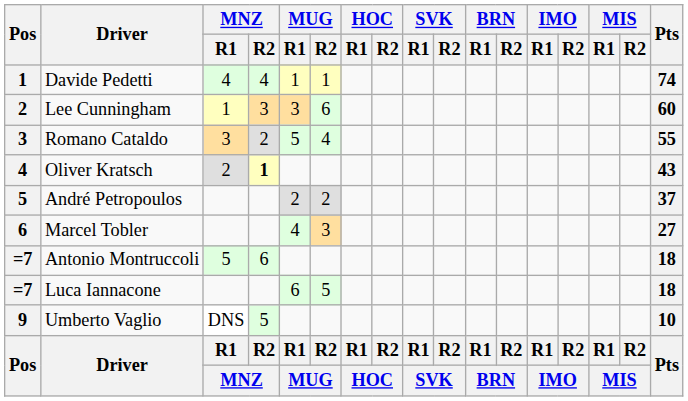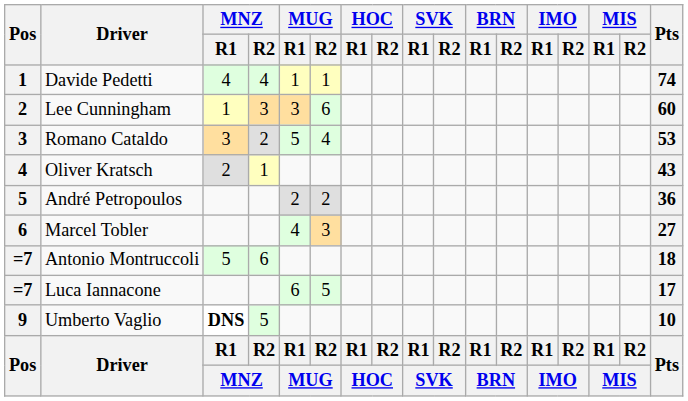(667, 139) 55 -> (667, 139) 53
(264, 169) bold -> (264, 169) normal
(667, 199) 37 -> (667, 199) 36
(667, 289) 18 -> (667, 289) 17
(226, 319) normal -> (226, 319) bold
